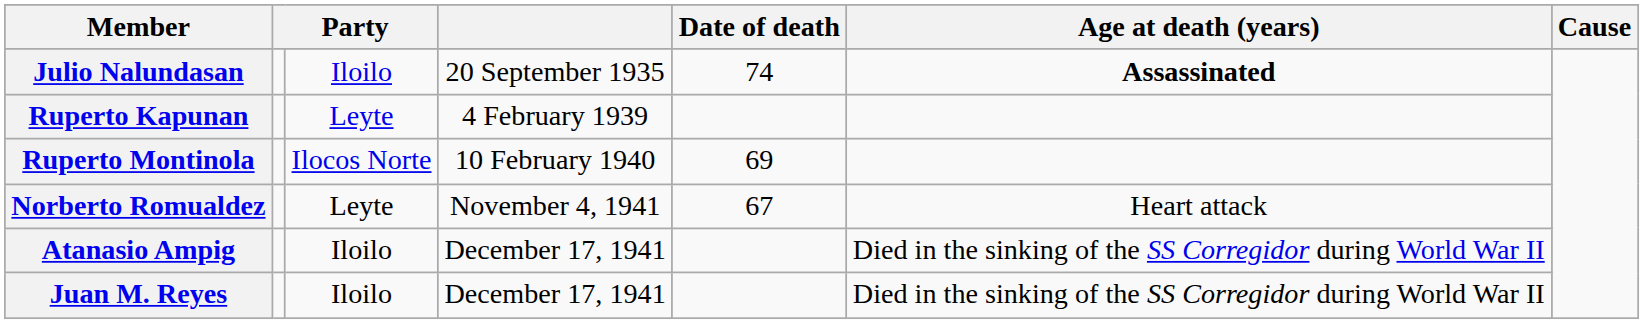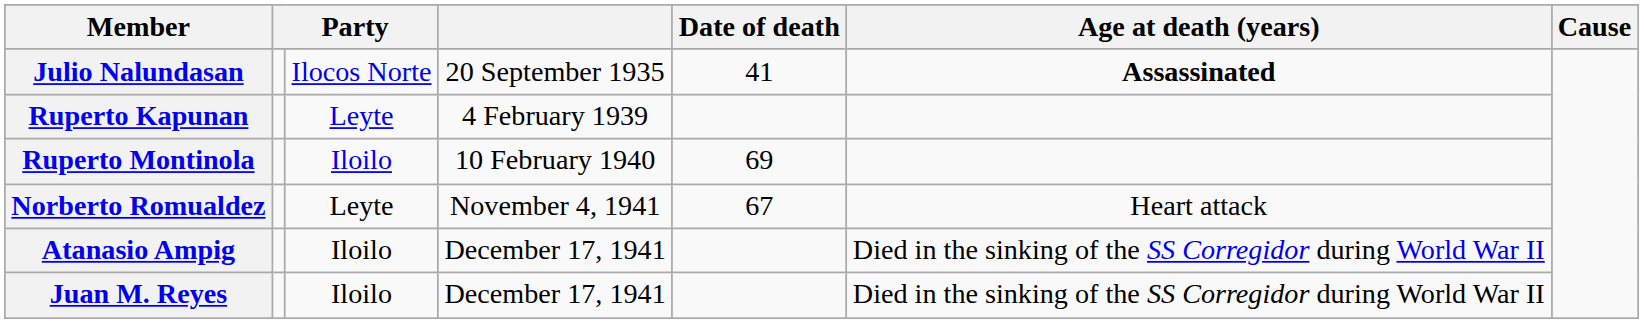(361, 71) Iloilo -> (361, 71) Ilocos Norte
(759, 71) 74 -> (759, 71) 41
(361, 160) Ilocos Norte -> (361, 160) Iloilo
